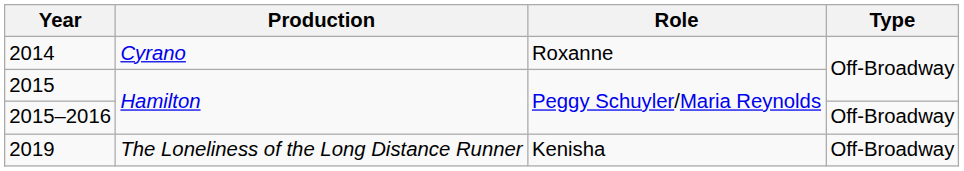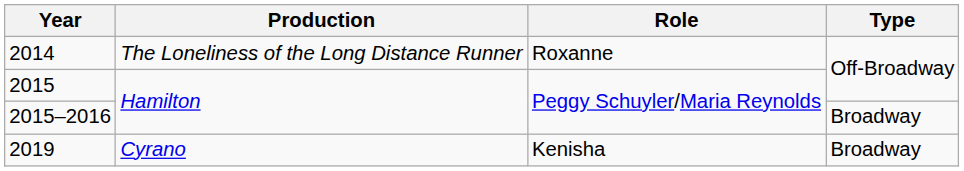(153, 52) Cyrano -> (321, 52) The Loneliness of the Long Distance Runner
(892, 117) Off-Broadway -> (876, 117) Broadway
(321, 149) The Loneliness of the Long Distance Runner -> (153, 149) Cyrano
(892, 149) Off-Broadway -> (876, 149) Broadway
